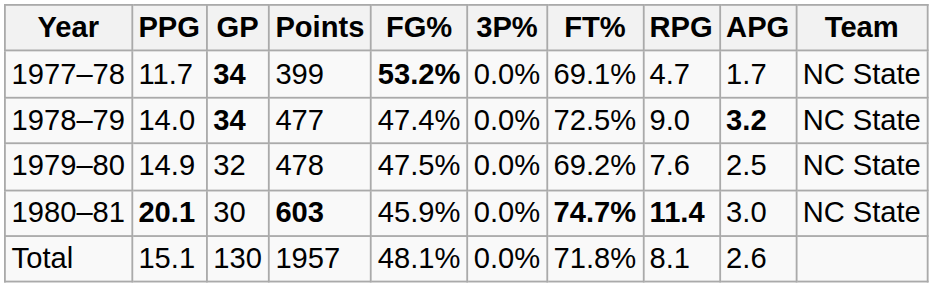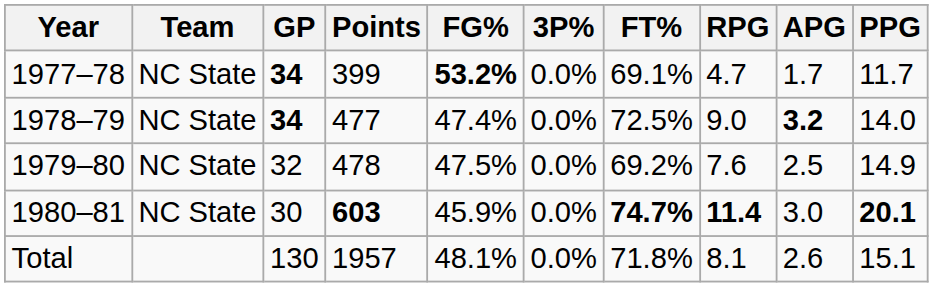columns swapped: (862, 27) <-> (169, 27)
